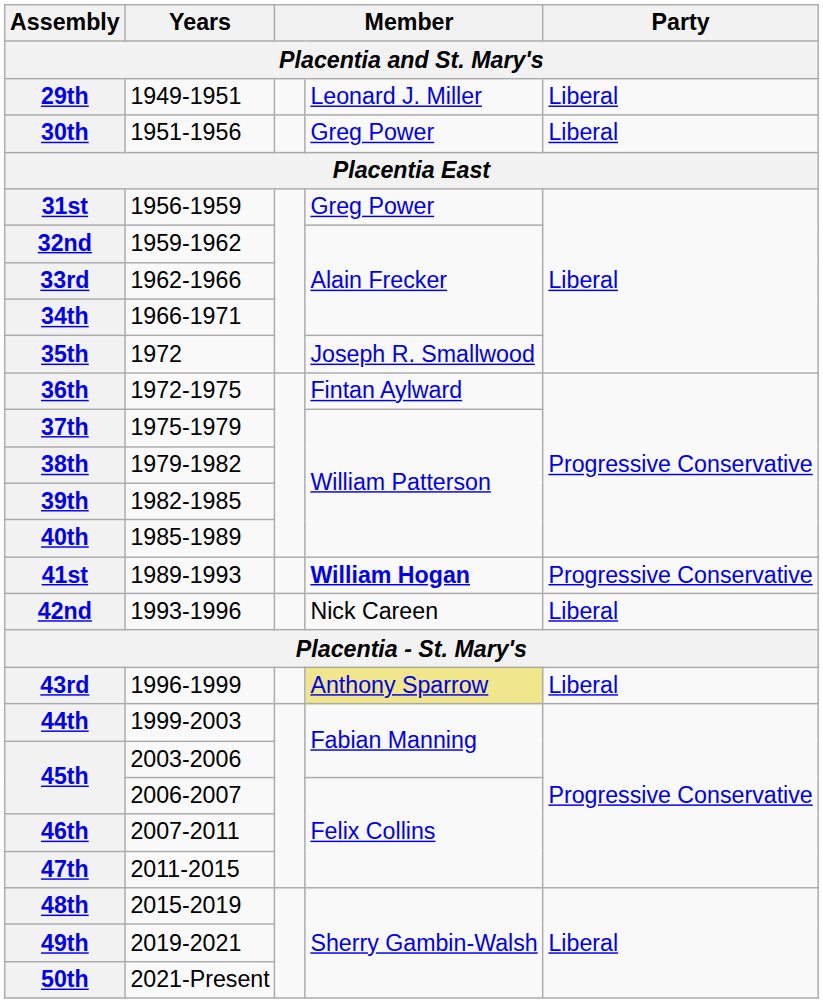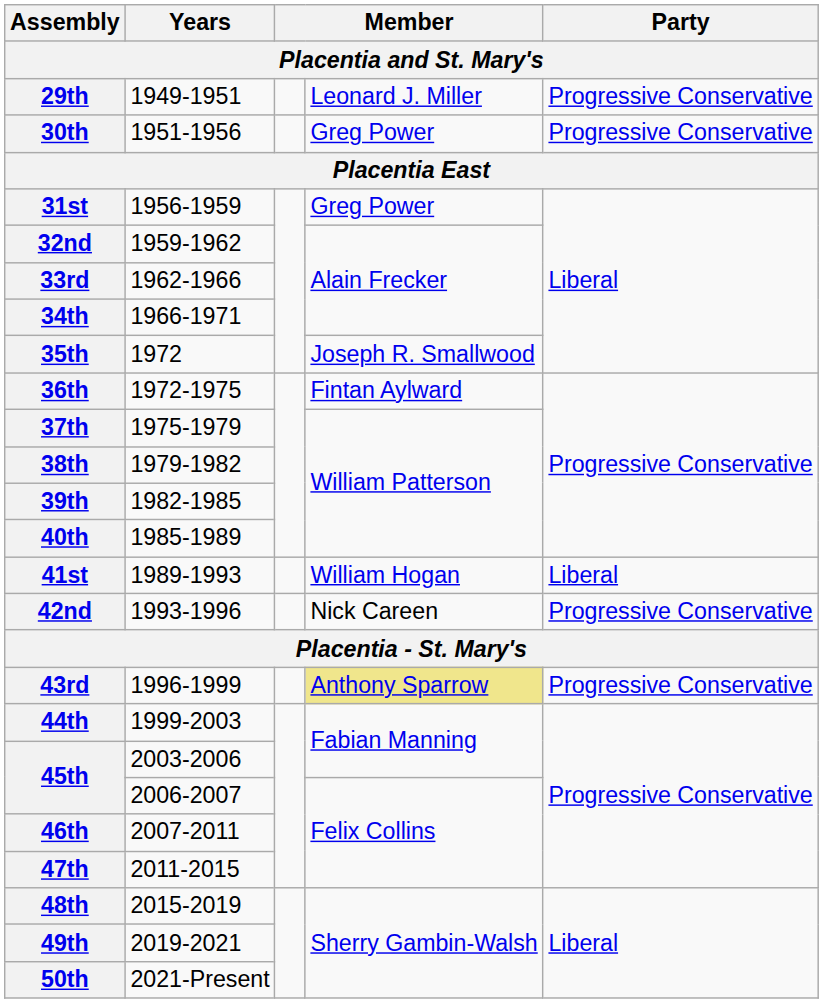(583, 96) Liberal -> (681, 96) Progressive Conservative
(583, 133) Liberal -> (681, 133) Progressive Conservative
(390, 574) bold -> (385, 574) normal
(681, 574) Progressive Conservative -> (583, 574) Liberal
(583, 611) Liberal -> (681, 611) Progressive Conservative
(583, 685) Liberal -> (681, 685) Progressive Conservative
